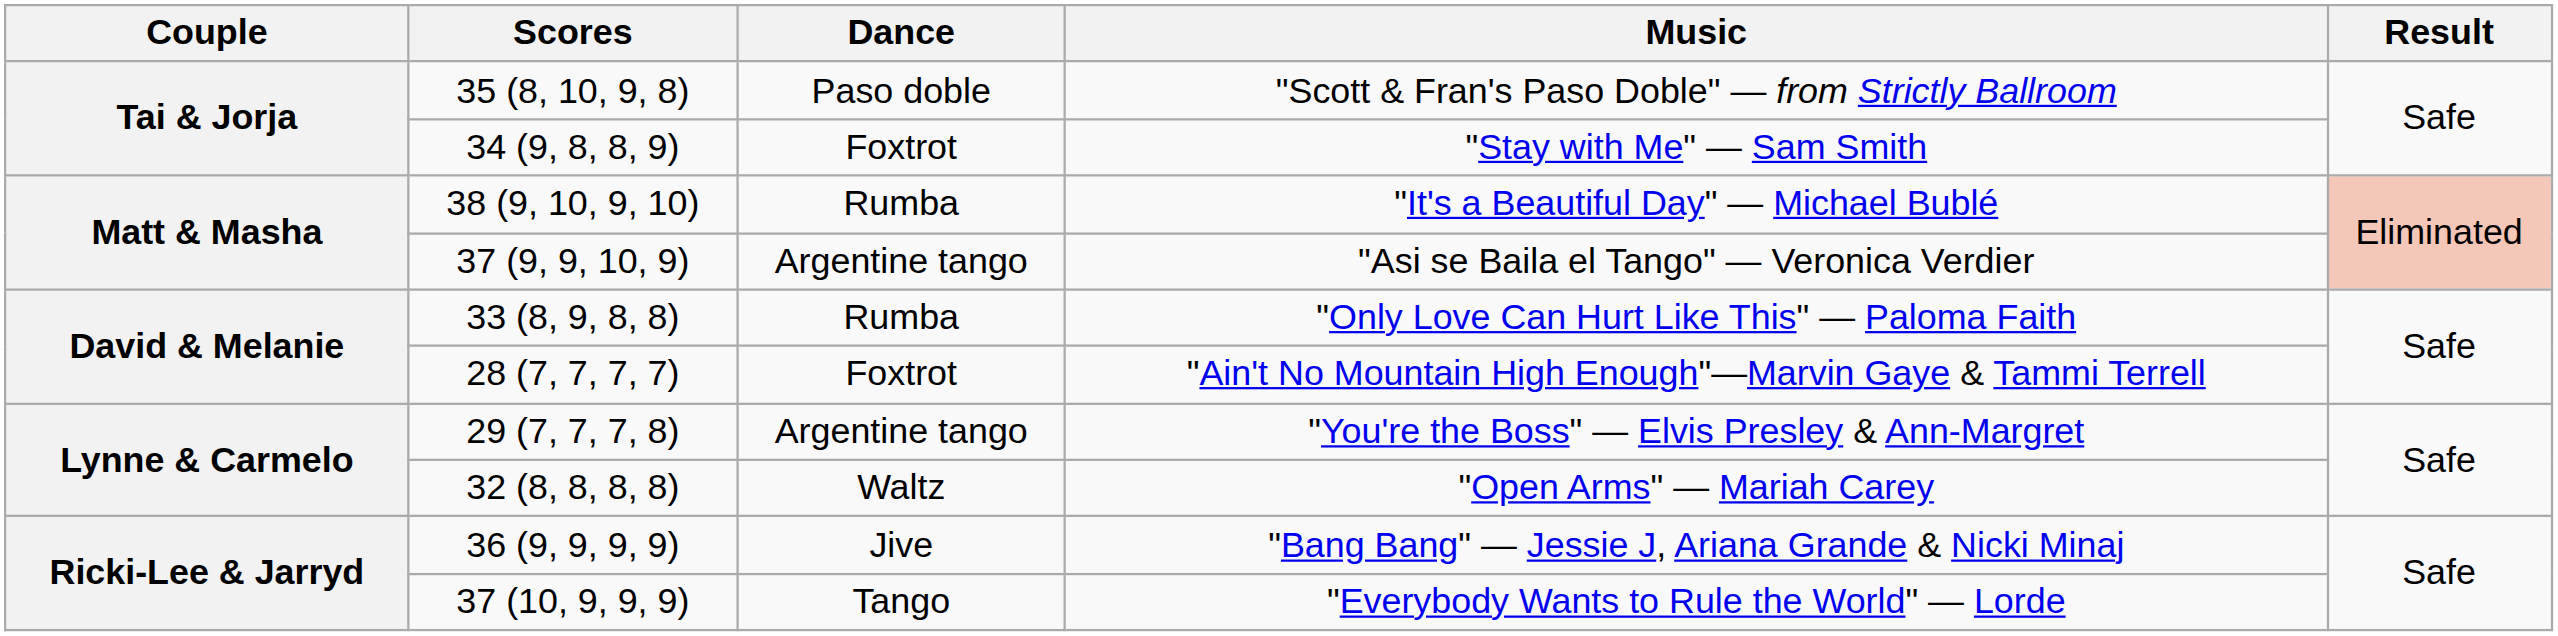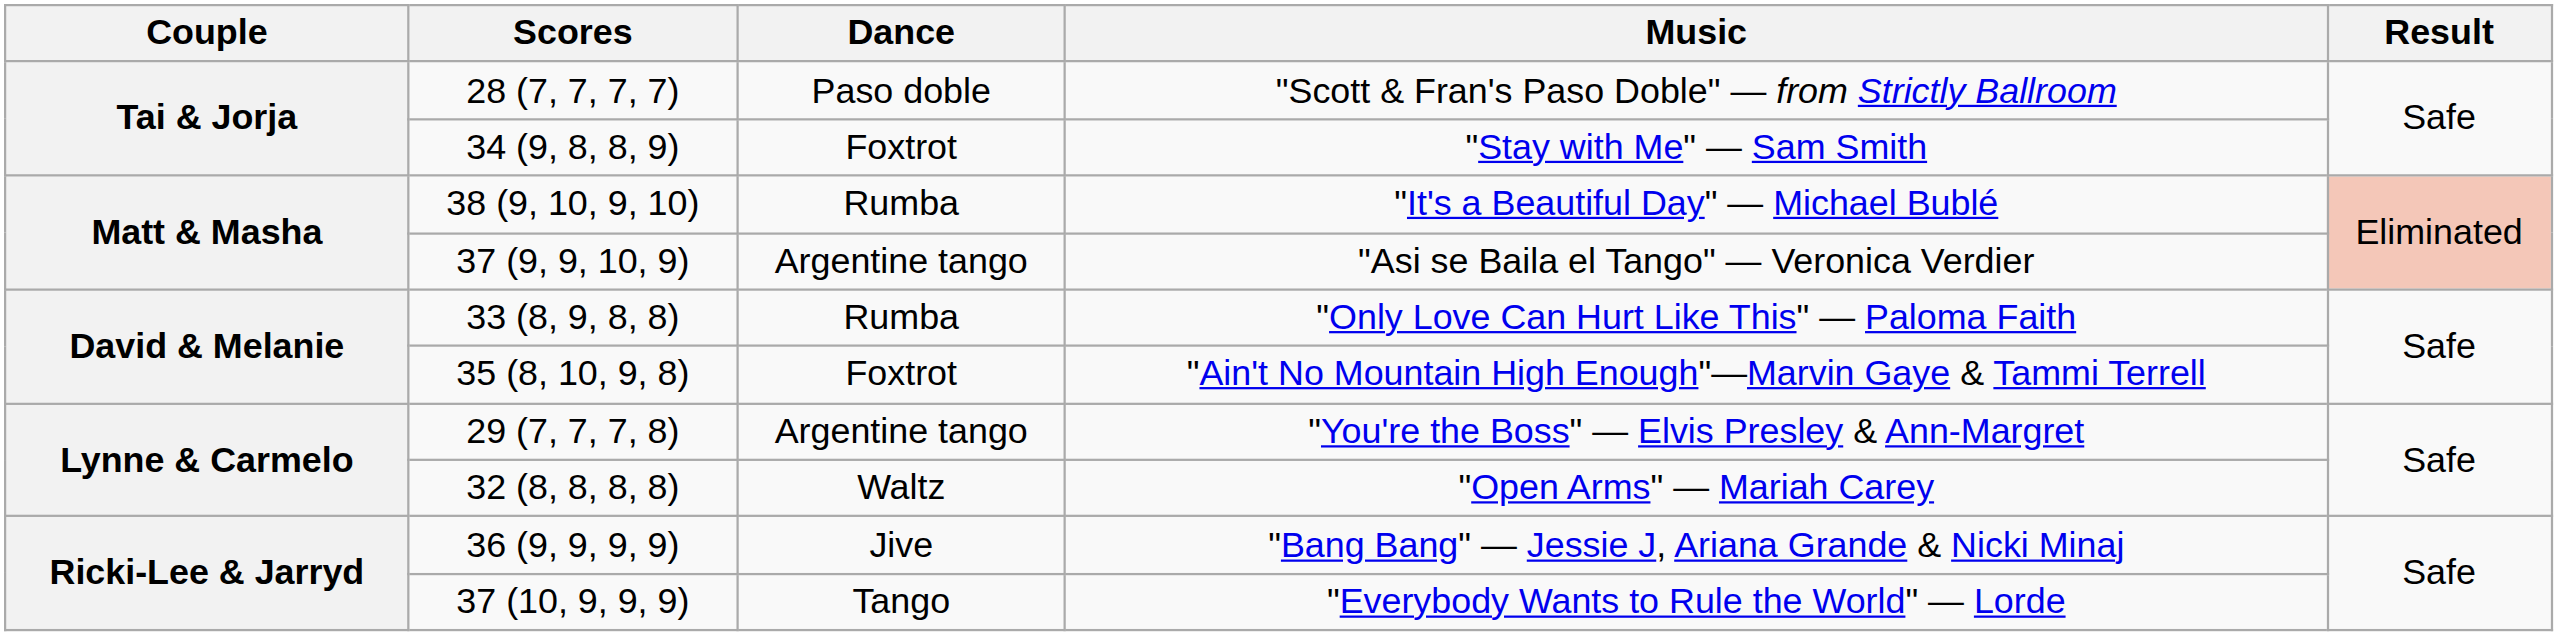(573, 89) 35 (8, 10, 9, 8) -> (573, 89) 28 (7, 7, 7, 7)
(573, 373) 28 (7, 7, 7, 7) -> (573, 373) 35 (8, 10, 9, 8)
